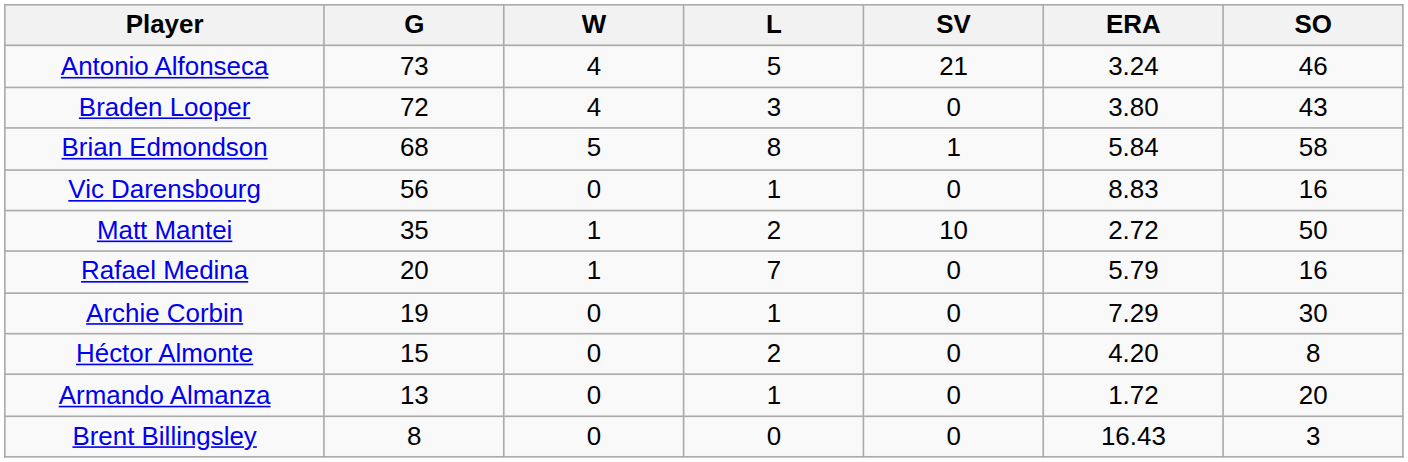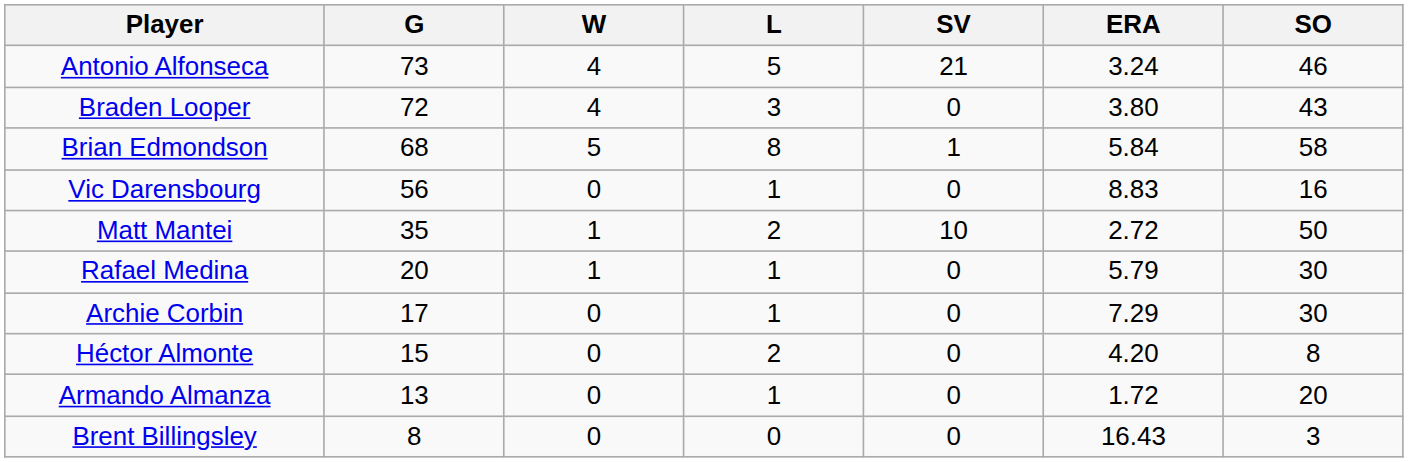(774, 271) 7 -> (774, 271) 1
(1313, 271) 16 -> (1313, 271) 30
(414, 312) 19 -> (414, 312) 17
